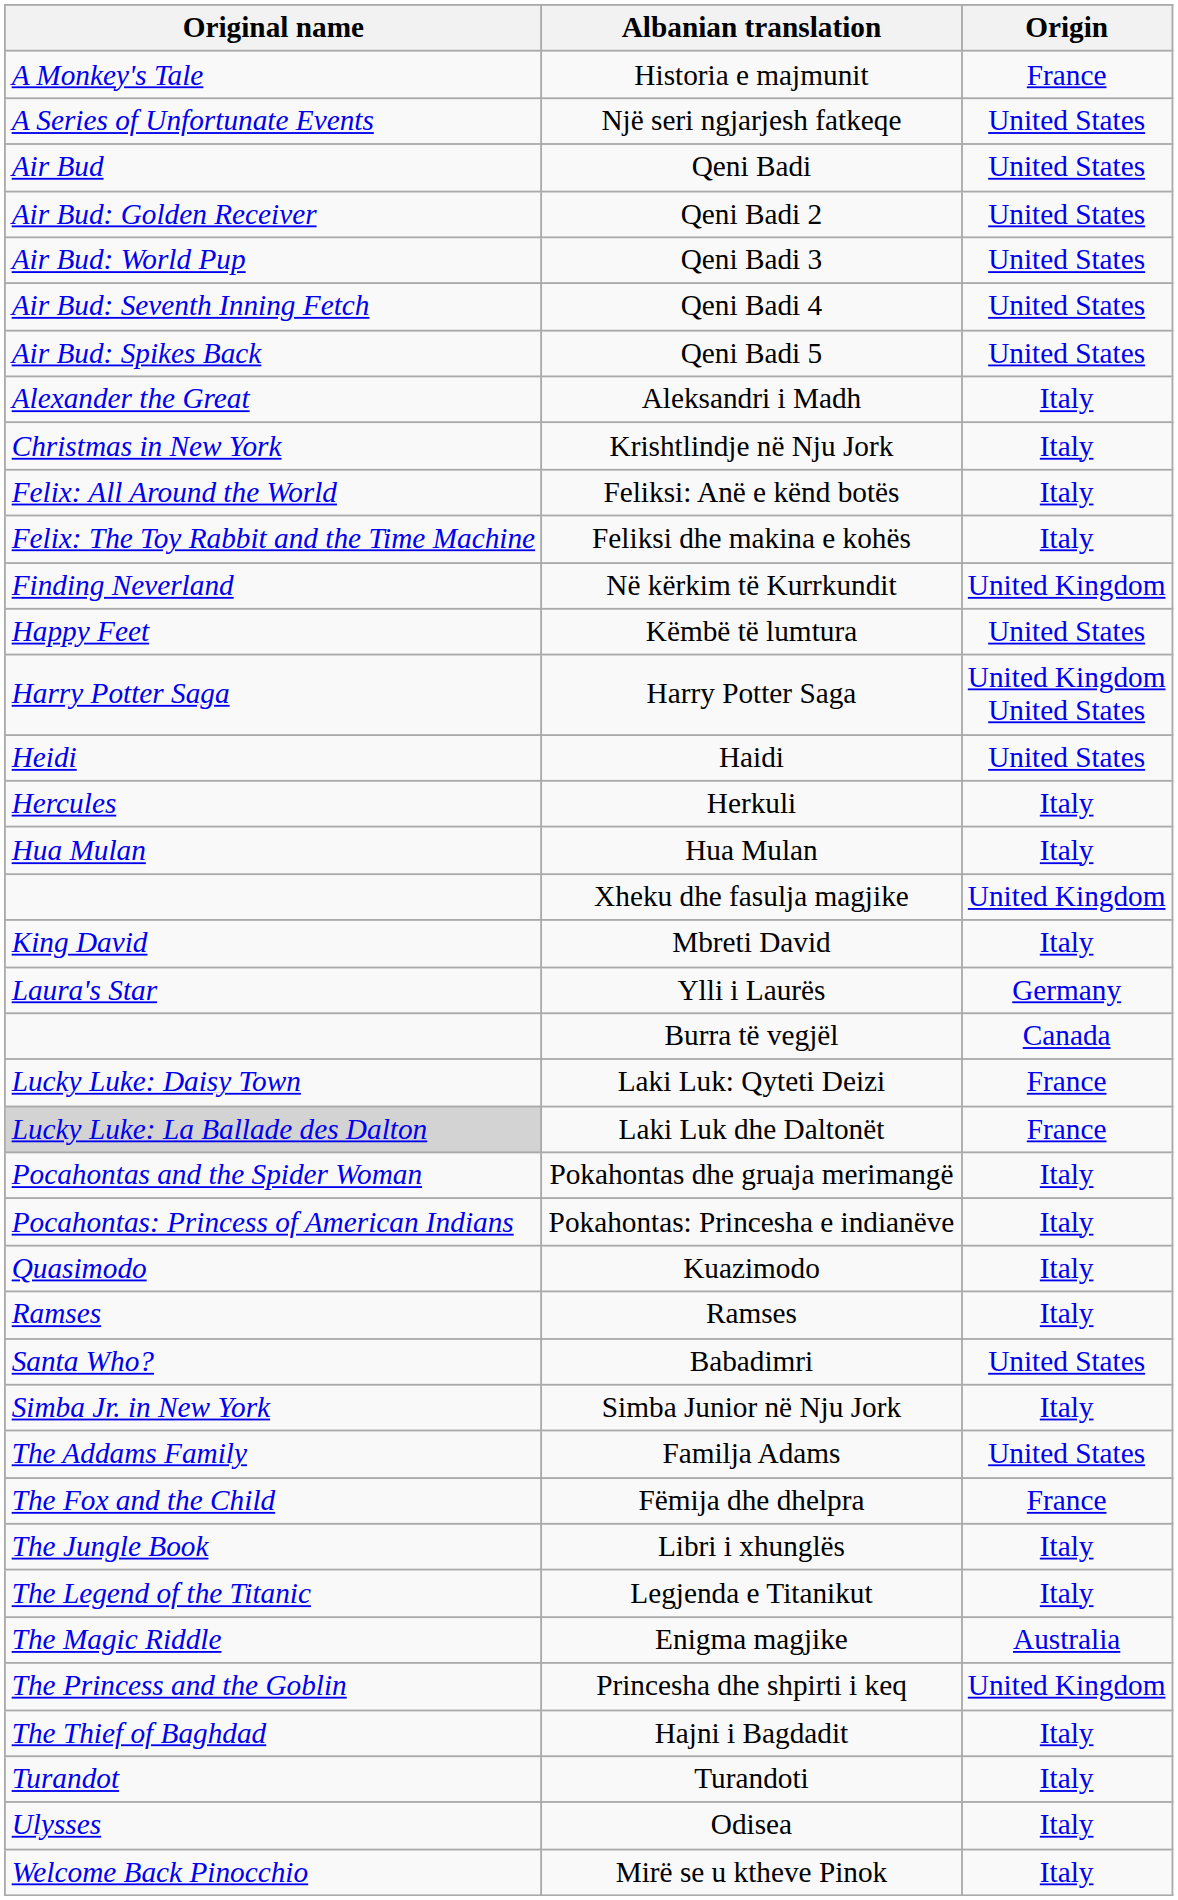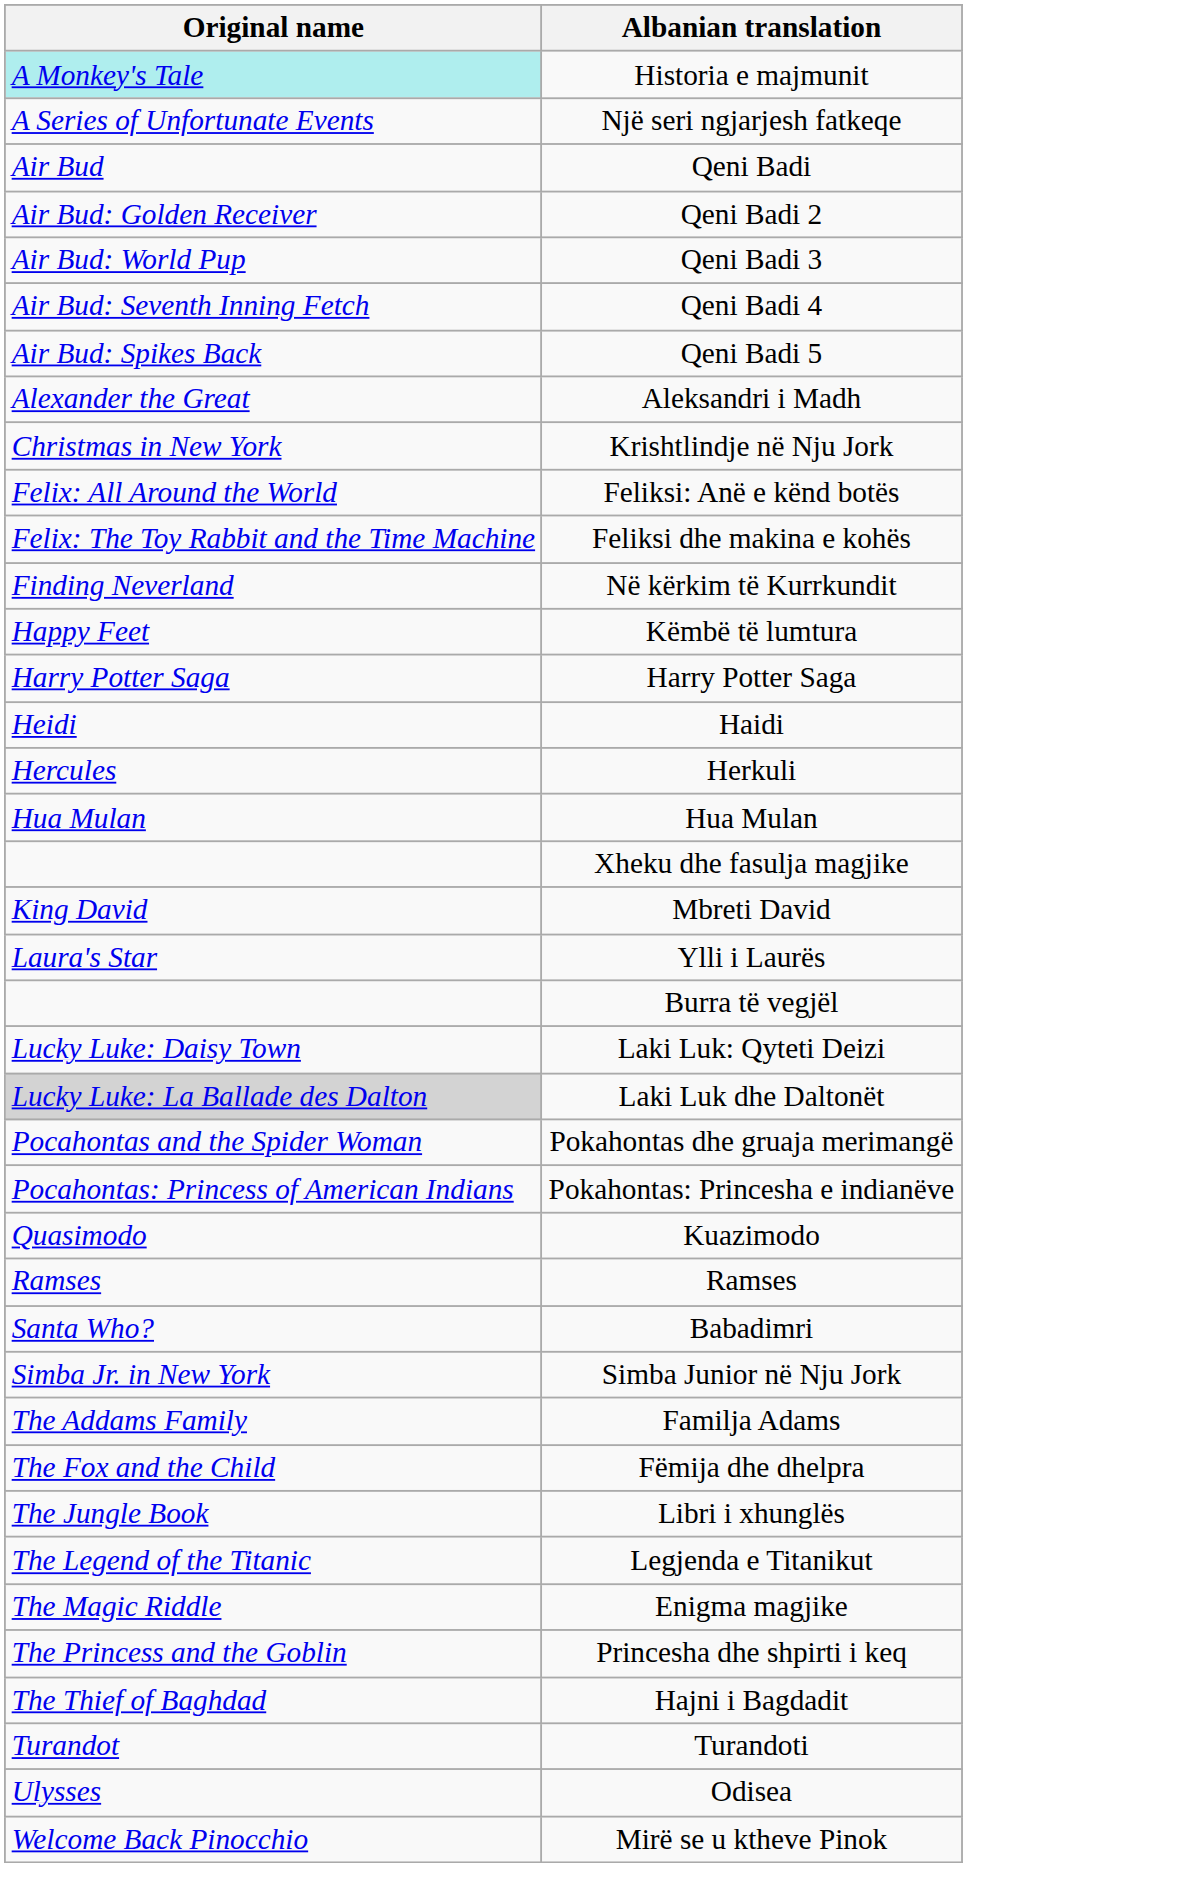- column: (1067, 27)
(108, 74) no background -> (108, 74) paleturquoise background
